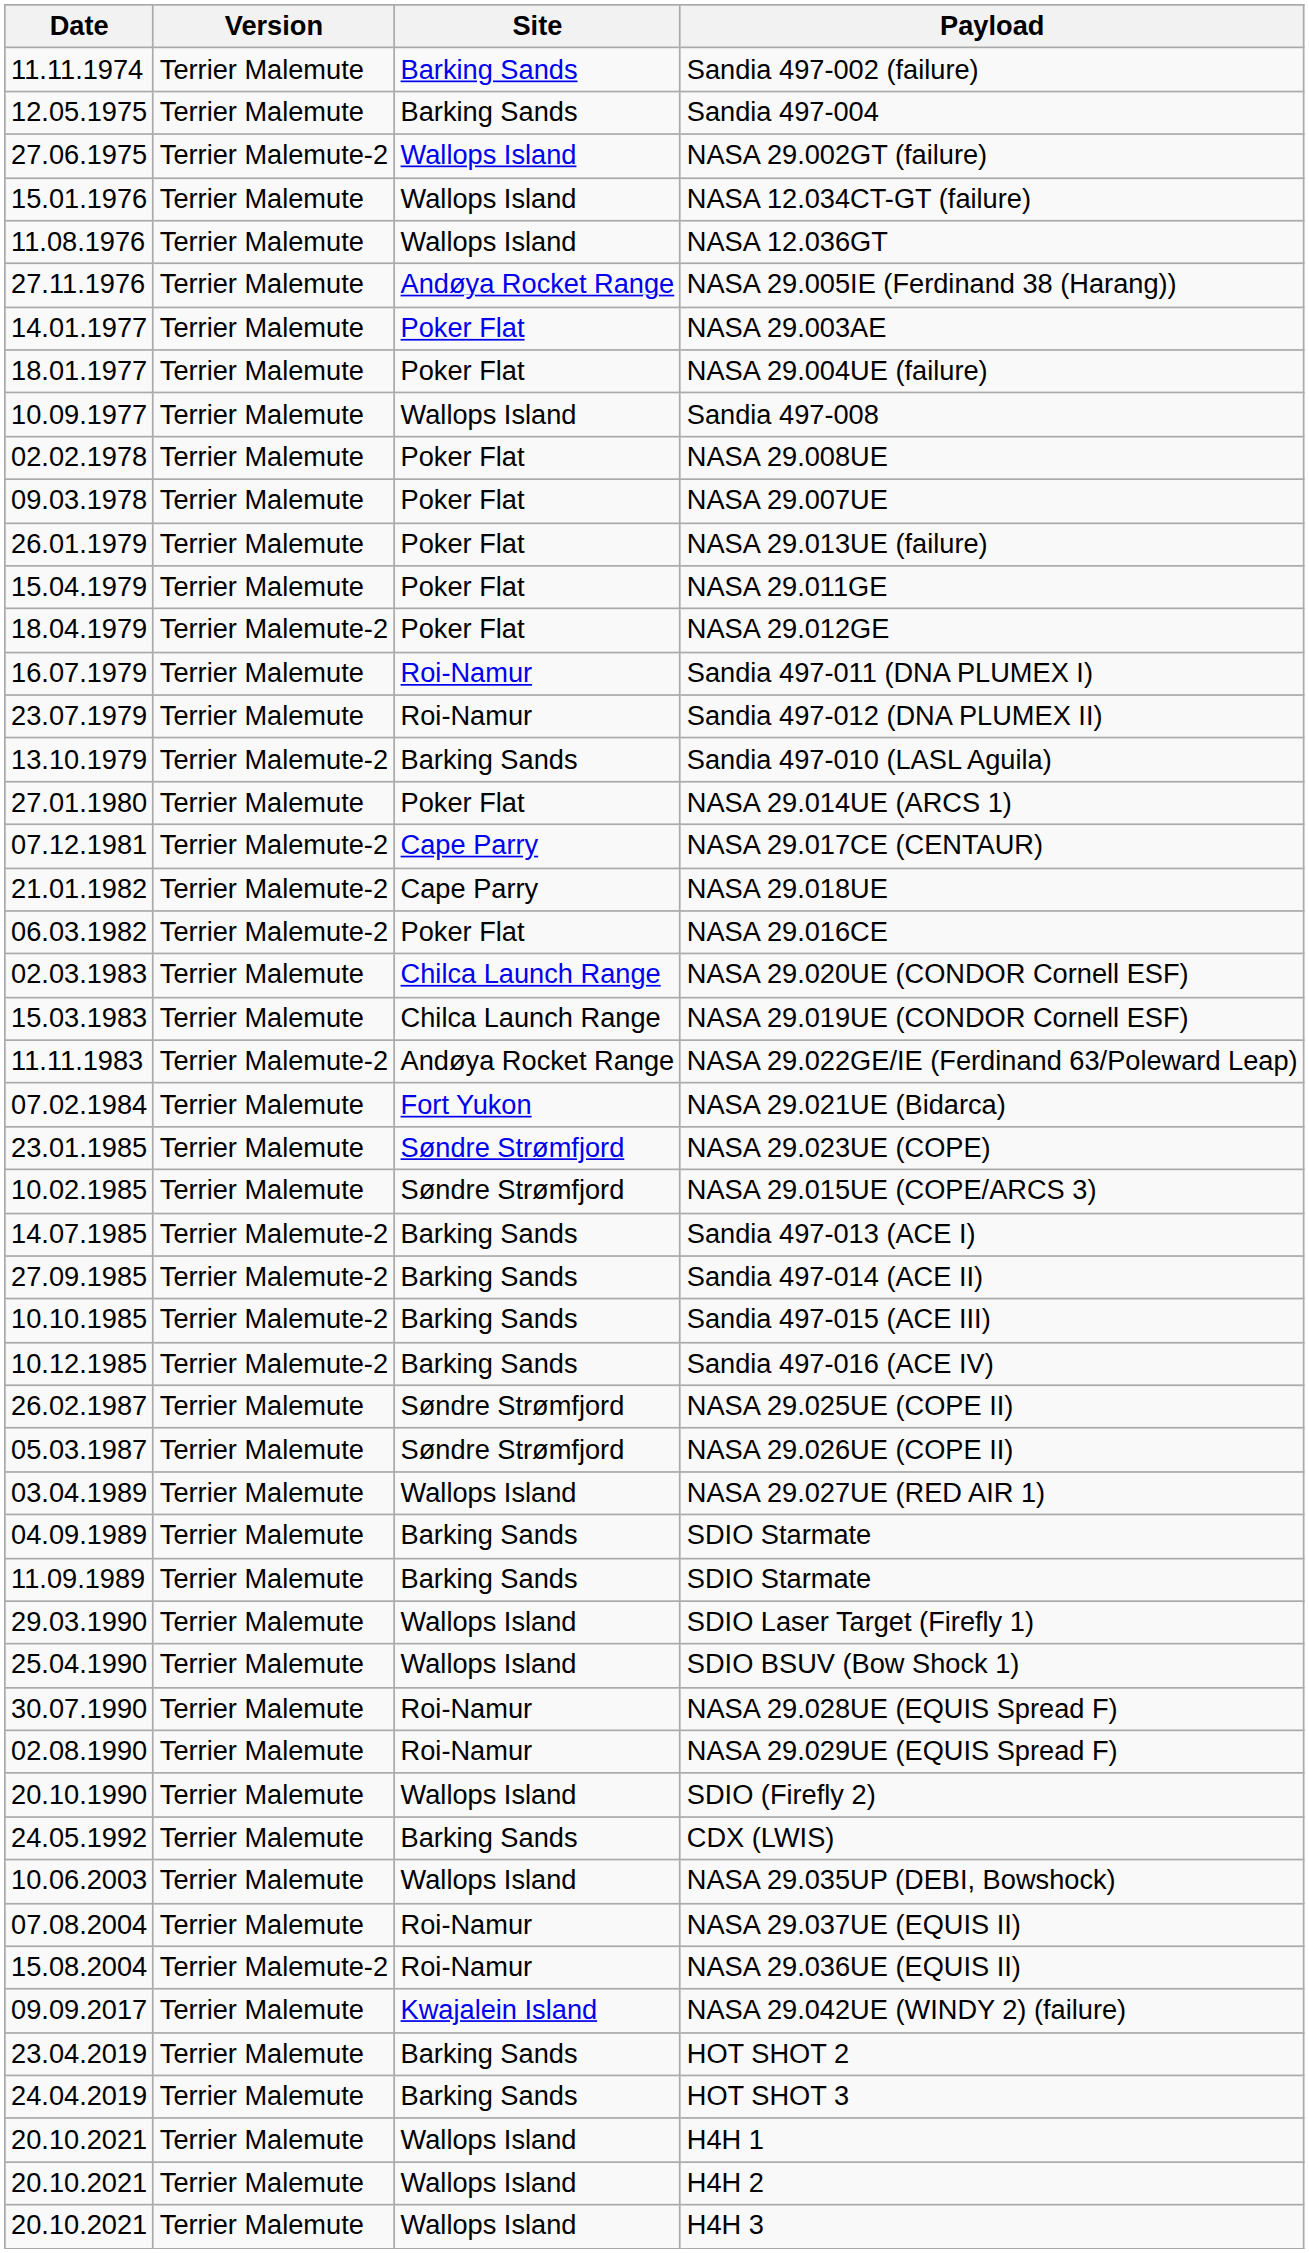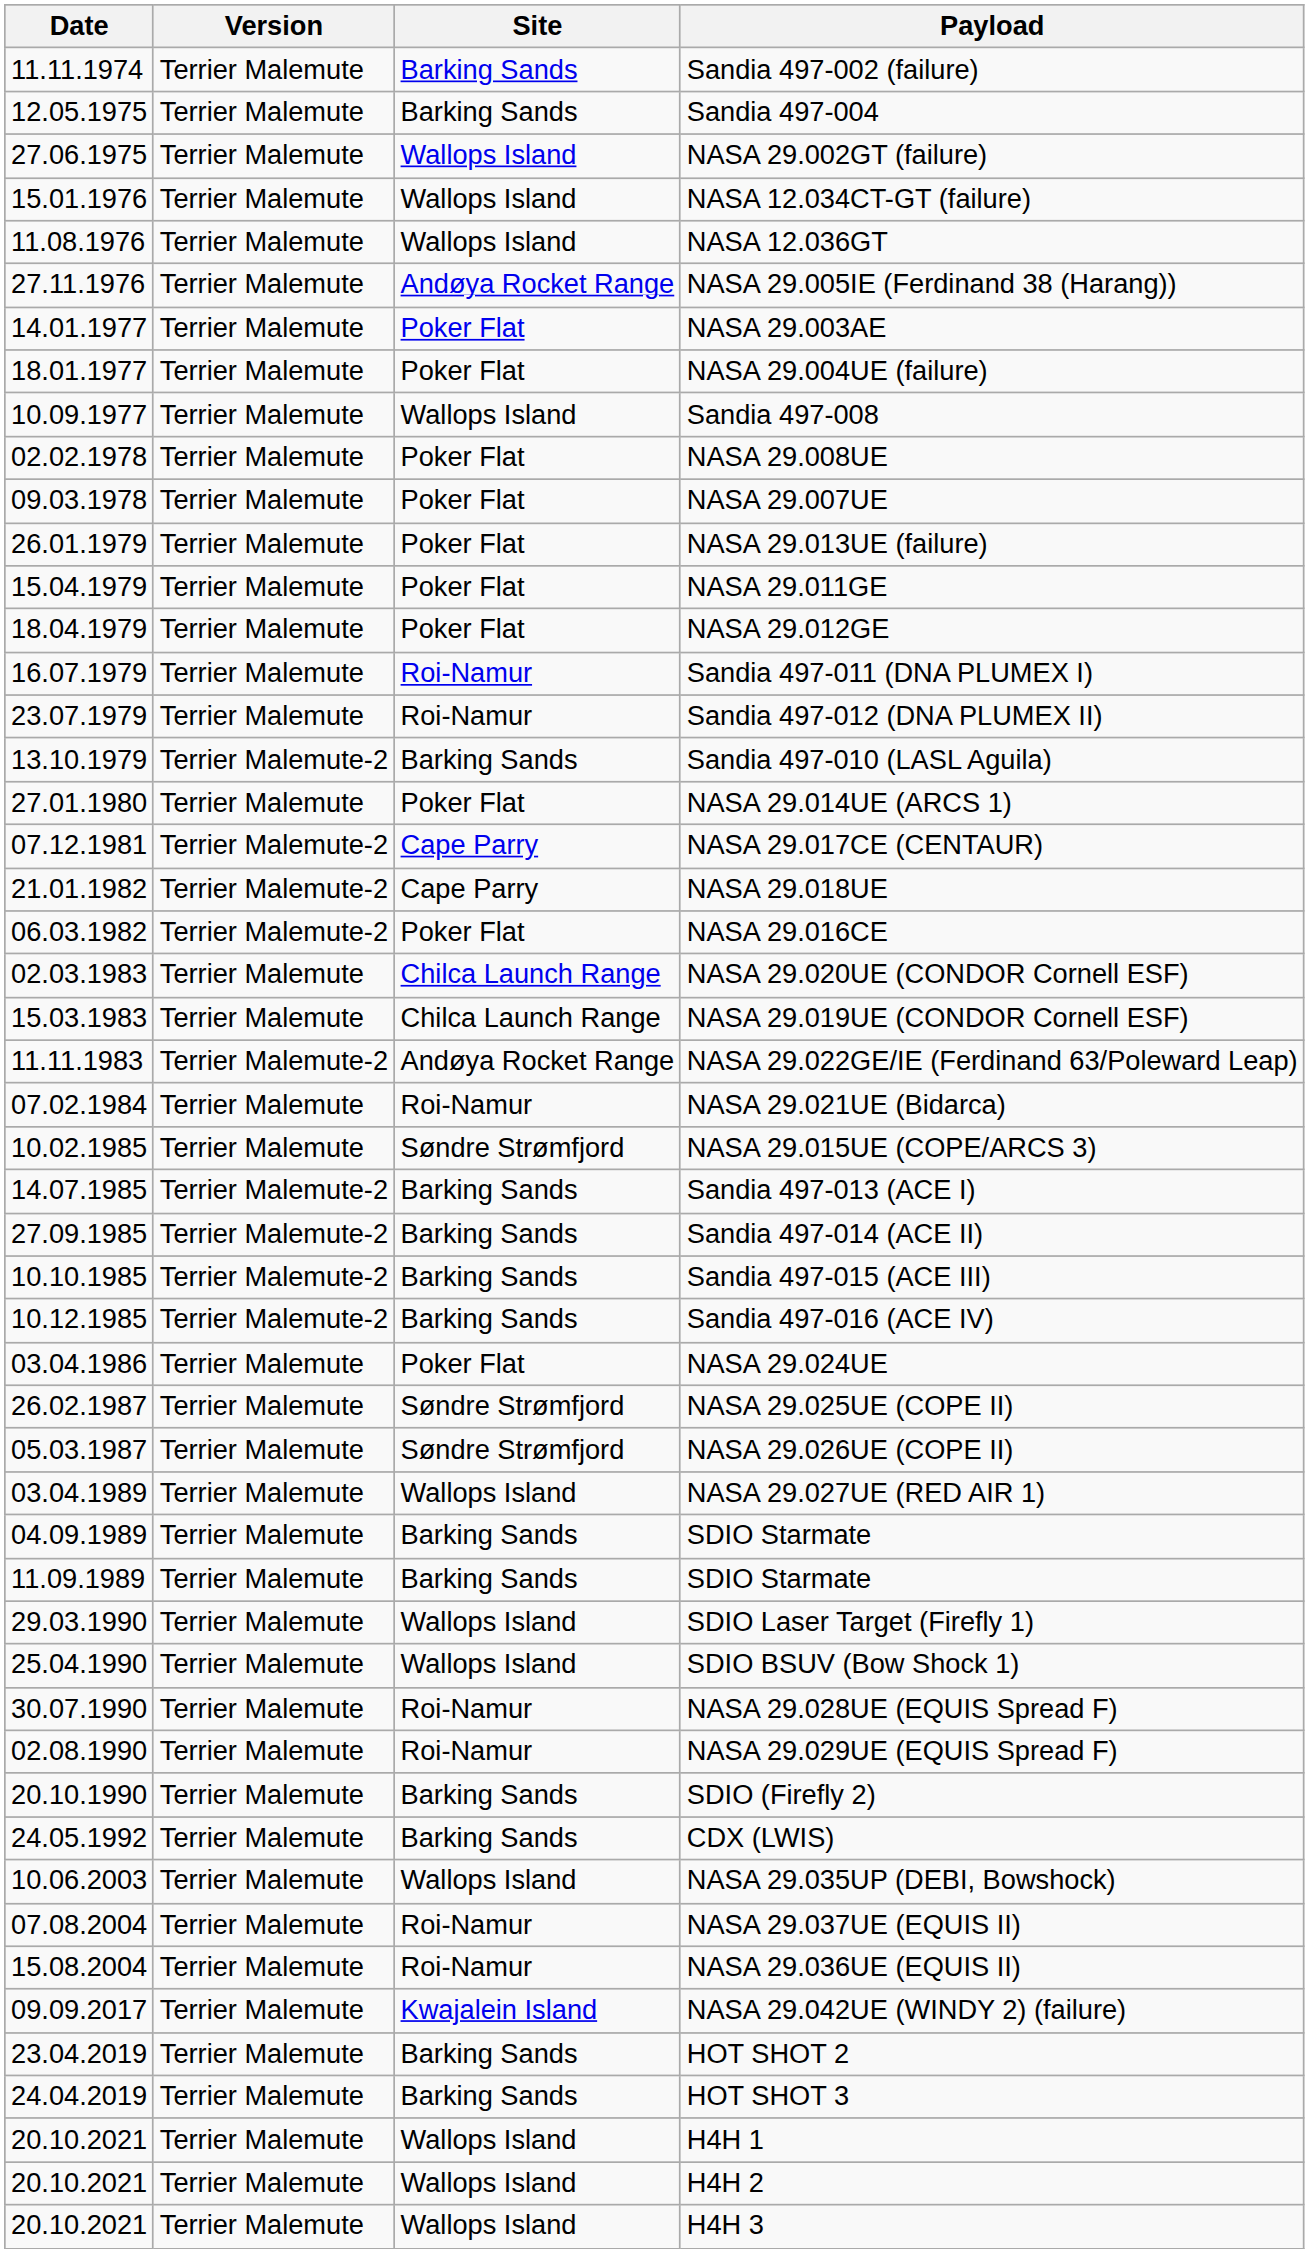(274, 155) Terrier Malemute-2 -> (262, 155) Terrier Malemute
(274, 629) Terrier Malemute-2 -> (262, 629) Terrier Malemute
(466, 1104) Fort Yukon -> (466, 1104) Roi-Namur
- row: (79, 1147)
+ row: (79, 1363)
(489, 1794) Wallops Island -> (489, 1794) Barking Sands
(274, 1967) Terrier Malemute-2 -> (262, 1967) Terrier Malemute
